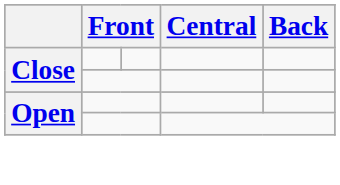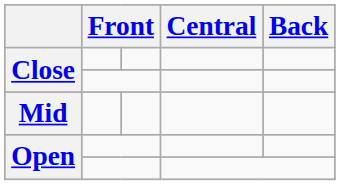+ row: (43, 112)
